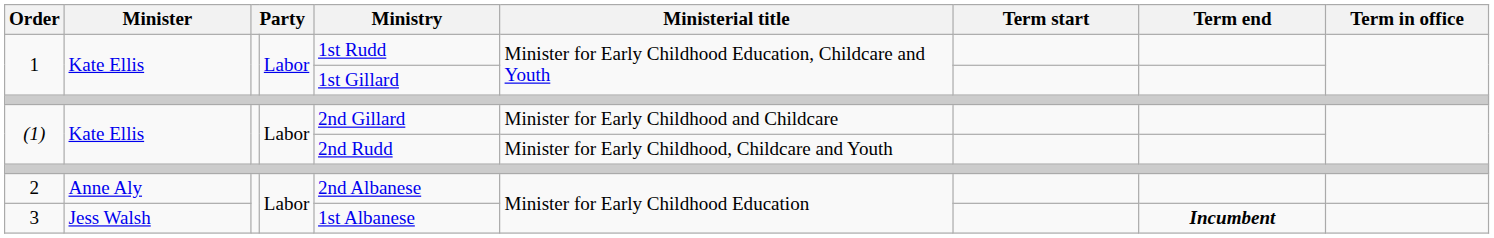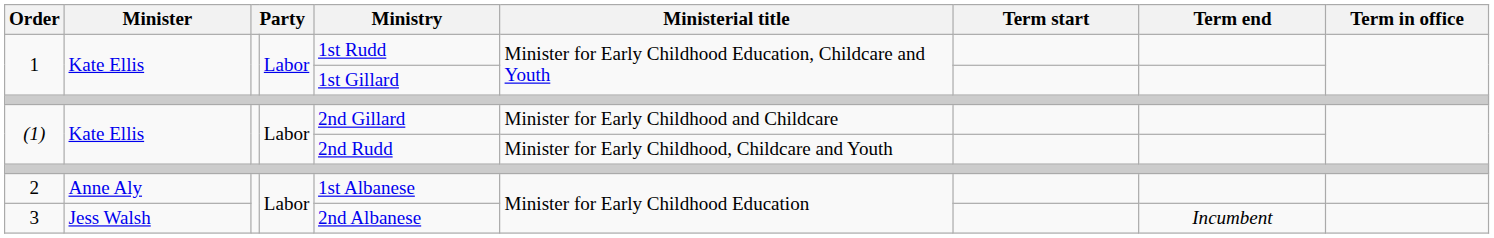(370, 188) 2nd Albanese -> (366, 188) 1st Albanese
(366, 218) 1st Albanese -> (370, 218) 2nd Albanese
(1232, 218) bold -> (1232, 218) normal
